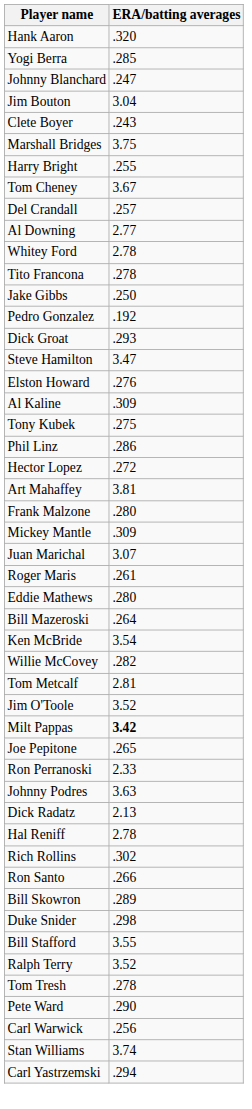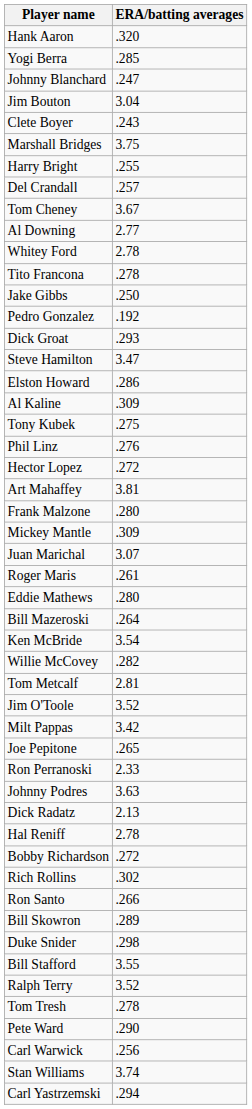rows swapped: (42, 187) <-> (42, 209)
(124, 381) .276 -> (127, 381) .286
(124, 446) .286 -> (127, 446) .276
(124, 727) bold -> (127, 727) normal
+ row: (58, 856)
